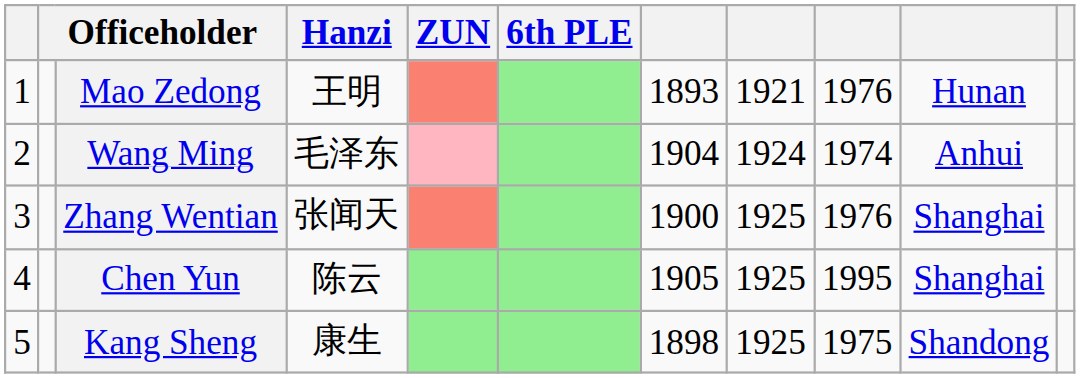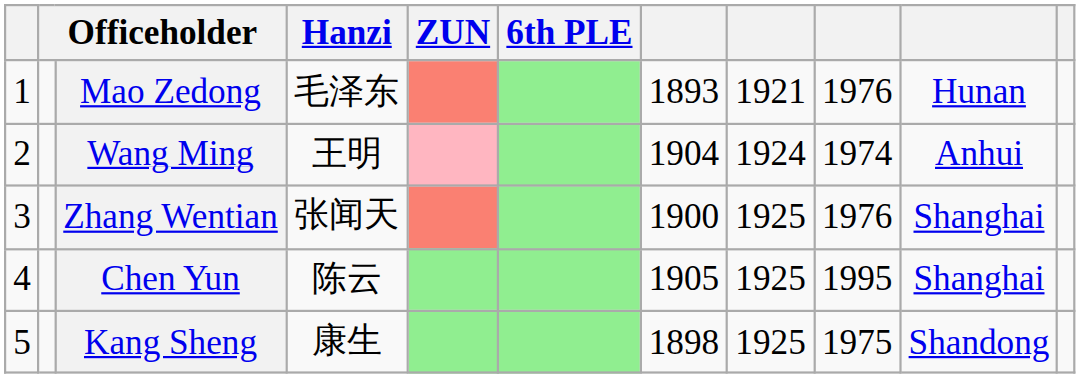(347, 90) 王明 -> (347, 90) 毛泽东
(347, 152) 毛泽东 -> (347, 152) 王明
